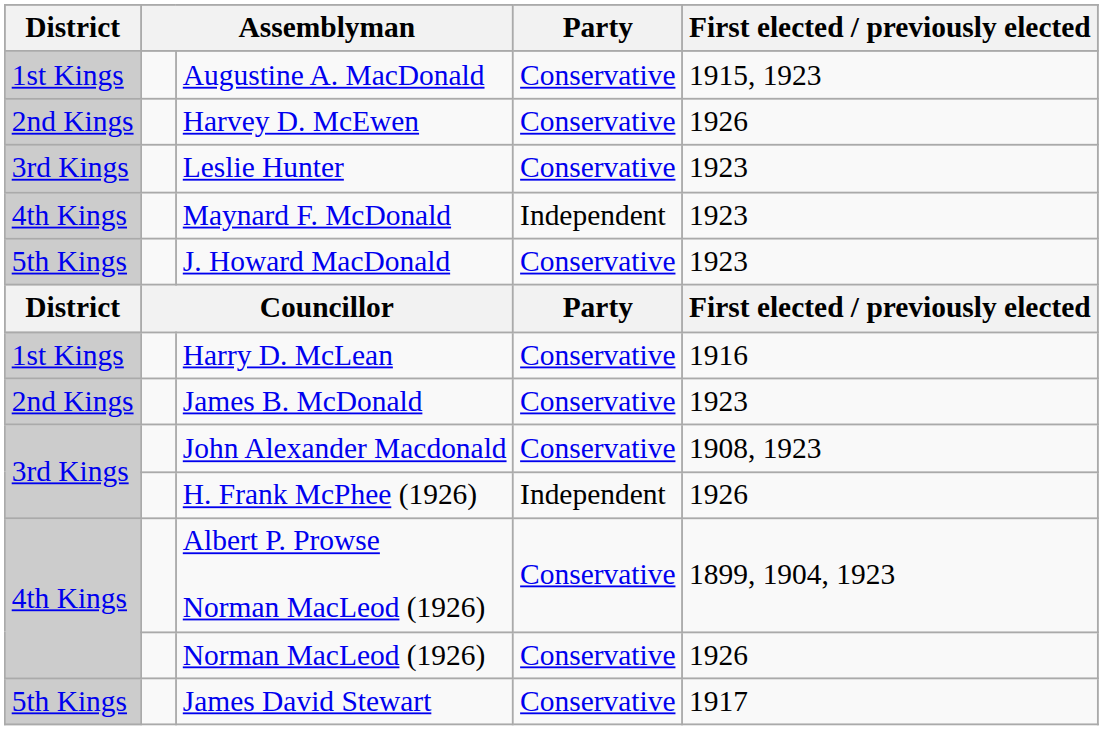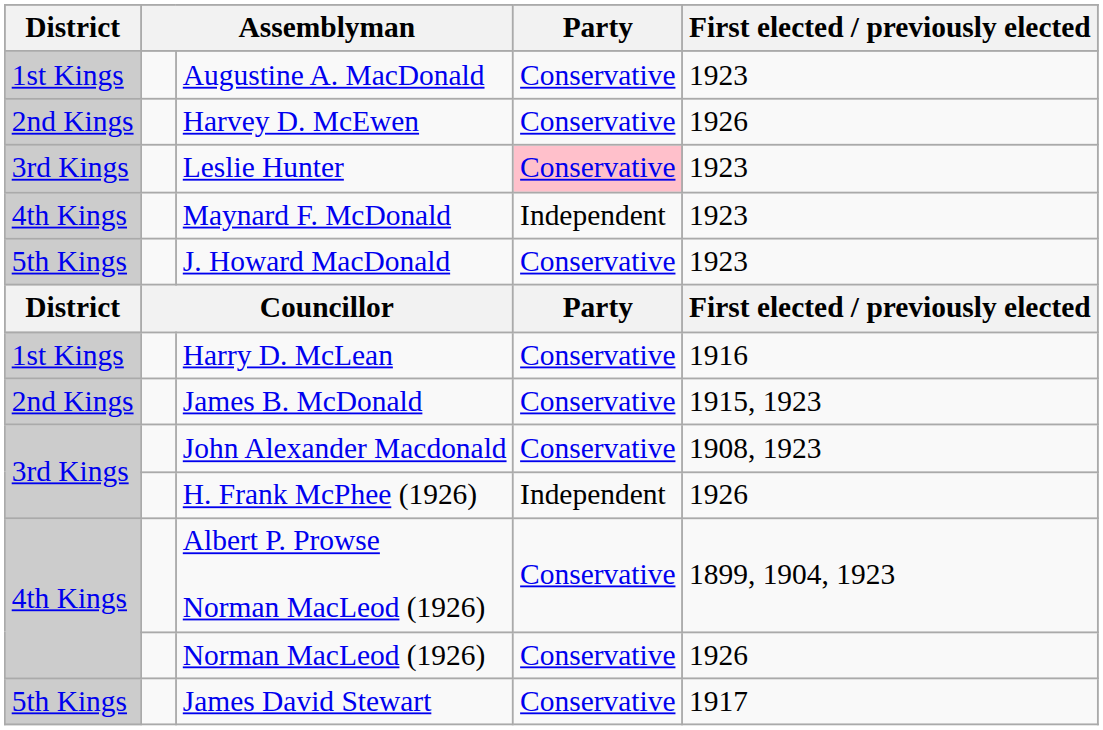(755, 74) 1915, 1923 -> (718, 74) 1923
(598, 167) no background -> (598, 167) pink background
(718, 401) 1923 -> (755, 401) 1915, 1923
